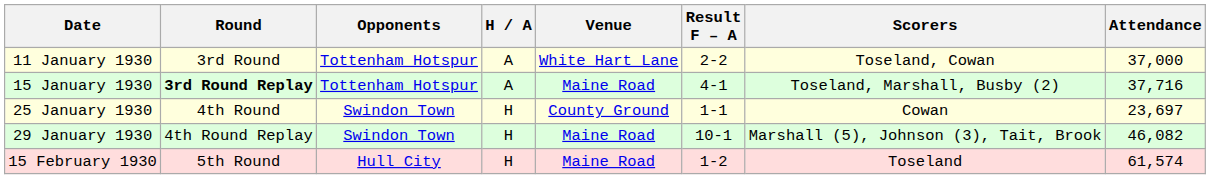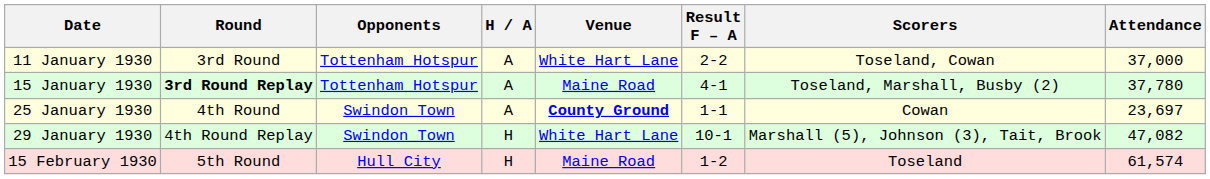(1155, 85) 37,716 -> (1155, 85) 37,780
(508, 111) H -> (508, 111) A
(609, 111) normal -> (609, 111) bold
(609, 136) Maine Road -> (609, 136) White Hart Lane
(1155, 136) 46,082 -> (1155, 136) 47,082
